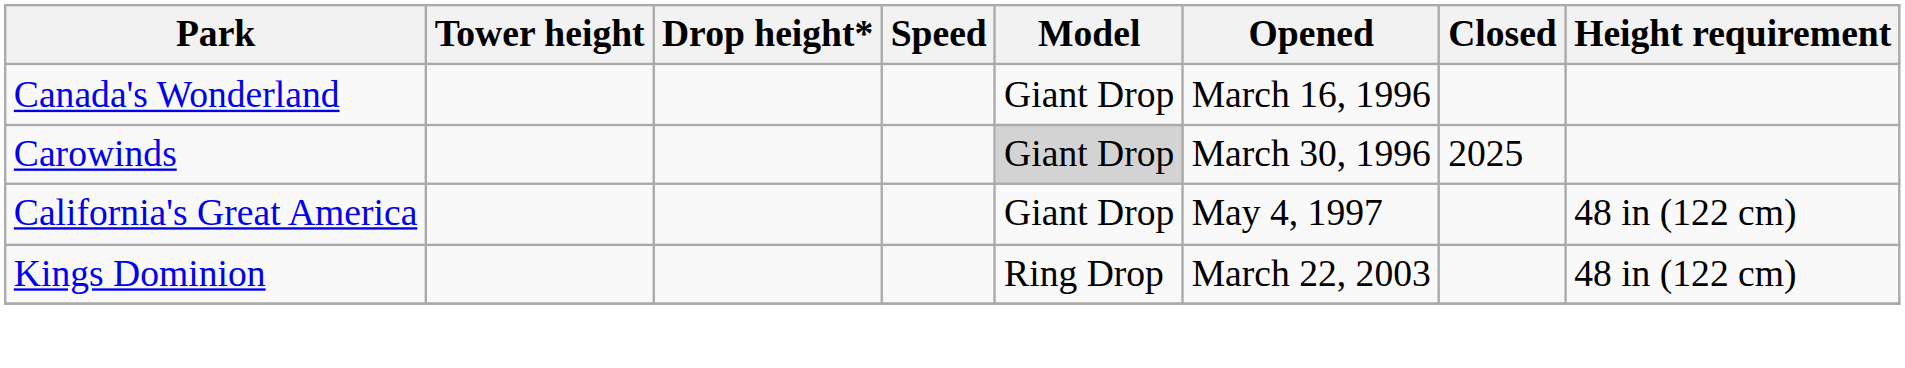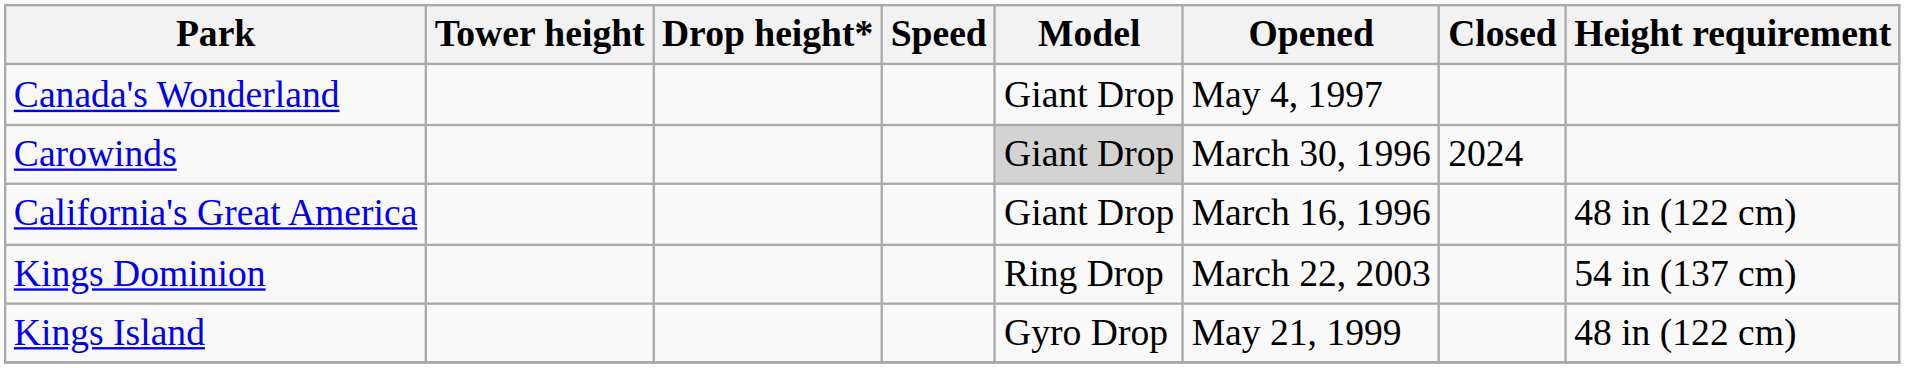(1311, 93) March 16, 1996 -> (1287, 93) May 4, 1997
(1486, 153) 2025 -> (1486, 153) 2024
(1287, 213) May 4, 1997 -> (1311, 213) March 16, 1996
(1685, 272) 48 in (122 cm) -> (1685, 272) 54 in (137 cm)
+ row: (109, 332)
